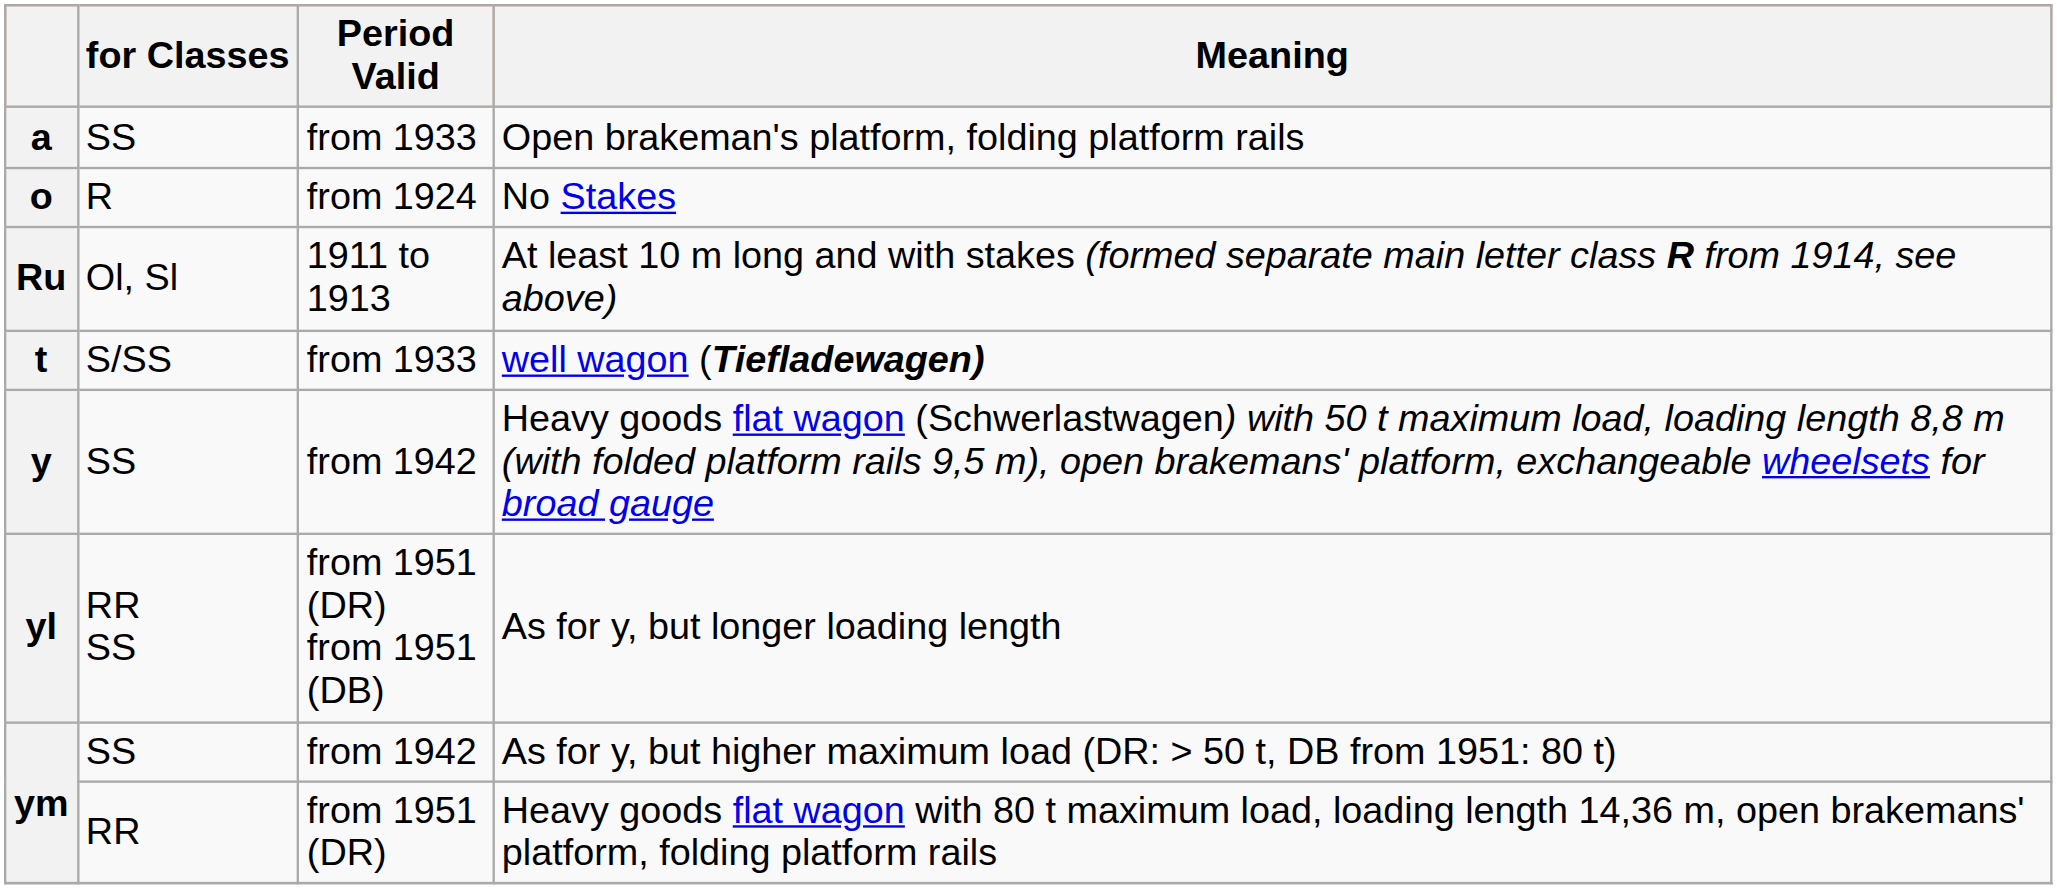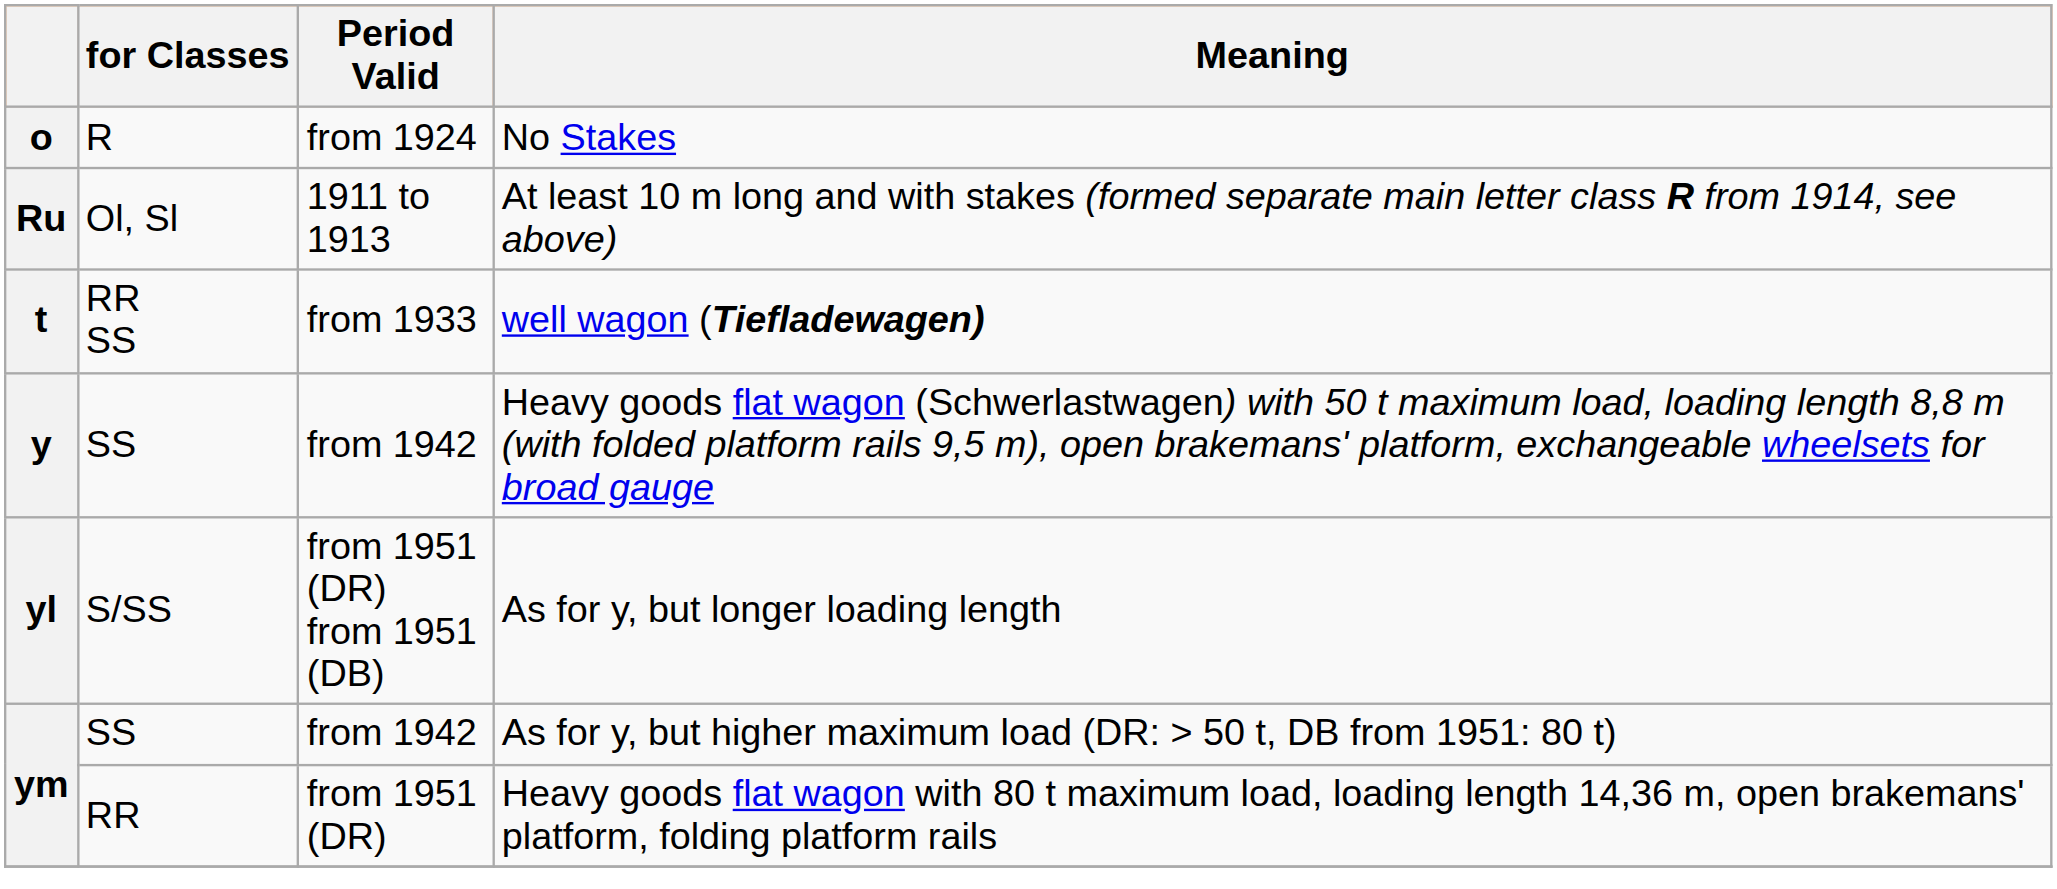- row: (903, 136)
(129, 358) S/SS -> (113, 320) RR SS
(113, 627) RR SS -> (129, 609) S/SS
